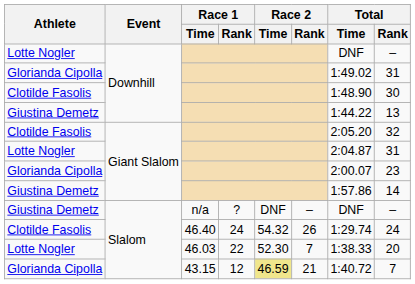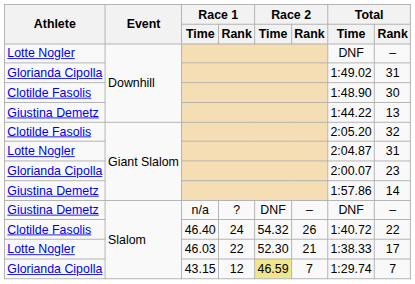(351, 230) 1:29.74 -> (351, 230) 1:40.72
(393, 230) 24 -> (393, 230) 22
(310, 249) 7 -> (310, 249) 21
(393, 249) 20 -> (393, 249) 17
(310, 269) 21 -> (310, 269) 7
(351, 269) 1:40.72 -> (351, 269) 1:29.74
